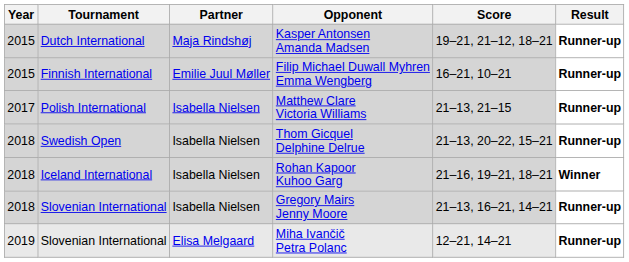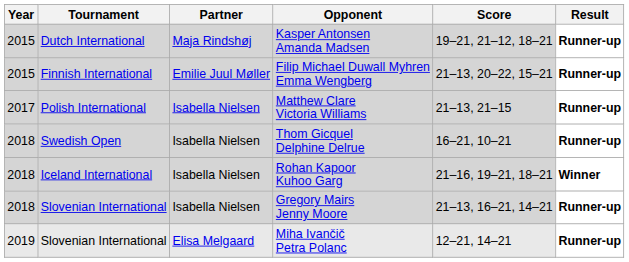(474, 74) 16–21, 10–21 -> (494, 74) 21–13, 20–22, 15–21
(494, 141) 21–13, 20–22, 15–21 -> (474, 141) 16–21, 10–21
